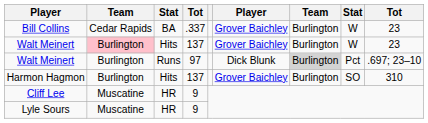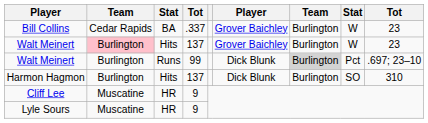(195, 61) 97 -> (195, 61) 99
(251, 77) Grover Baichley -> (251, 77) Dick Blunk
